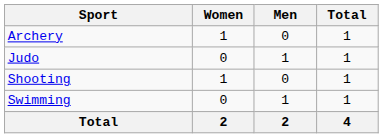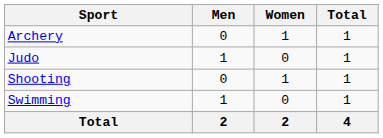columns swapped: (285, 15) <-> (223, 15)
